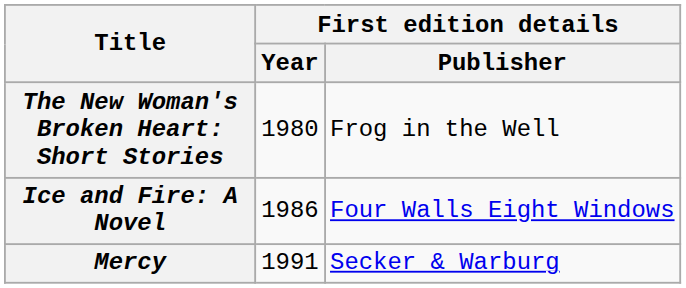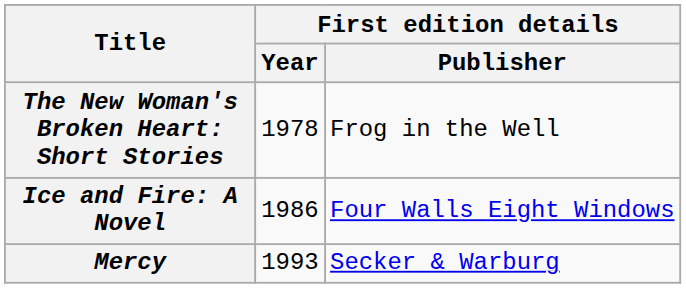(290, 130) 1980 -> (290, 130) 1978
(290, 263) 1991 -> (290, 263) 1993
